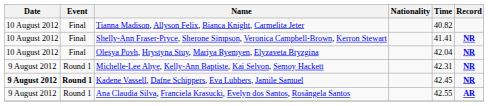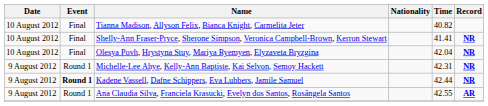(32, 80) bold -> (32, 80) normal
(443, 80) 42.45 -> (443, 80) 42.44
